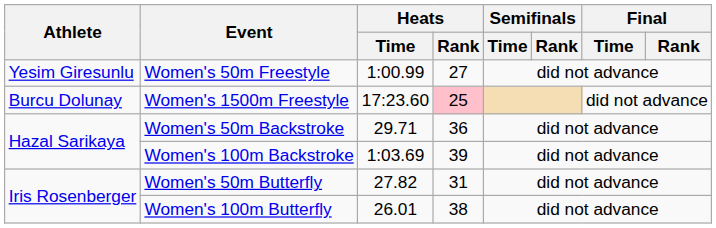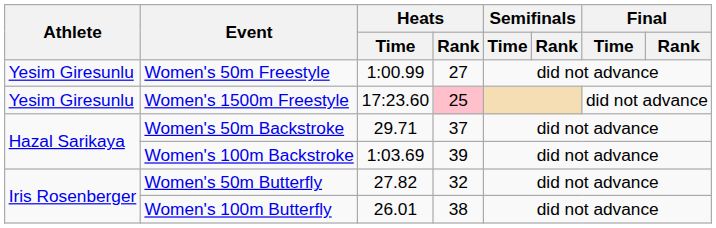(65, 101) Burcu Dolunay -> (71, 101) Yesim Giresunlu
(458, 128) 36 -> (458, 128) 37
(458, 182) 31 -> (458, 182) 32
